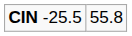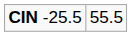(106, 17) 55.8 -> (106, 17) 55.5
